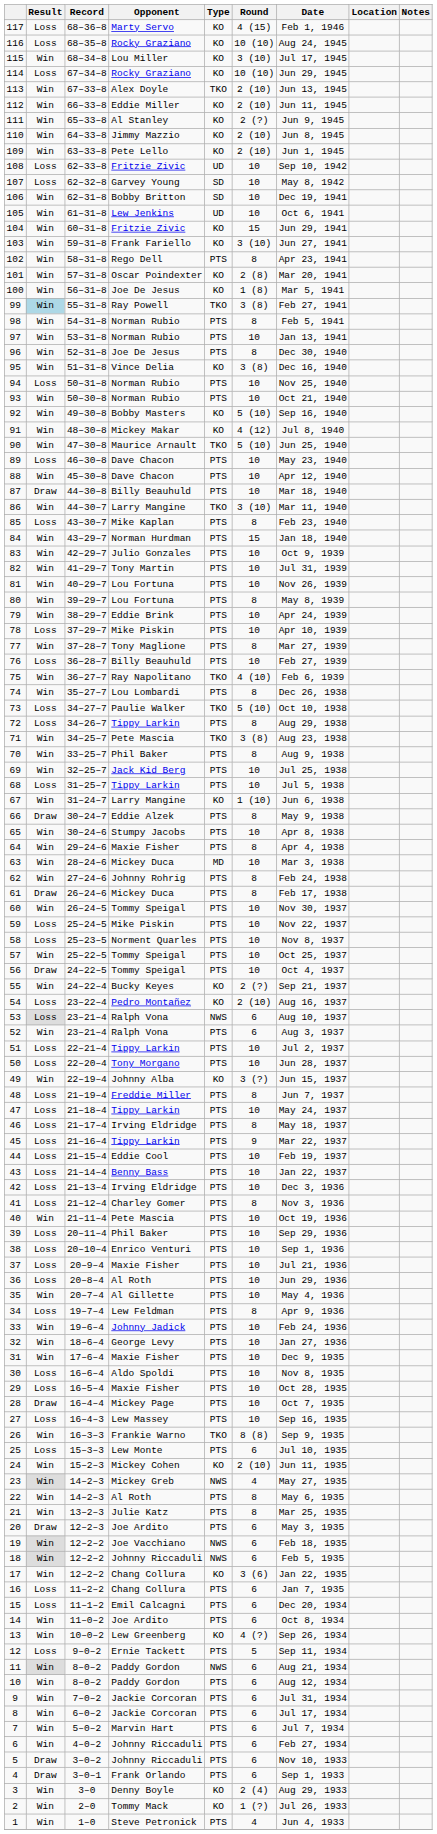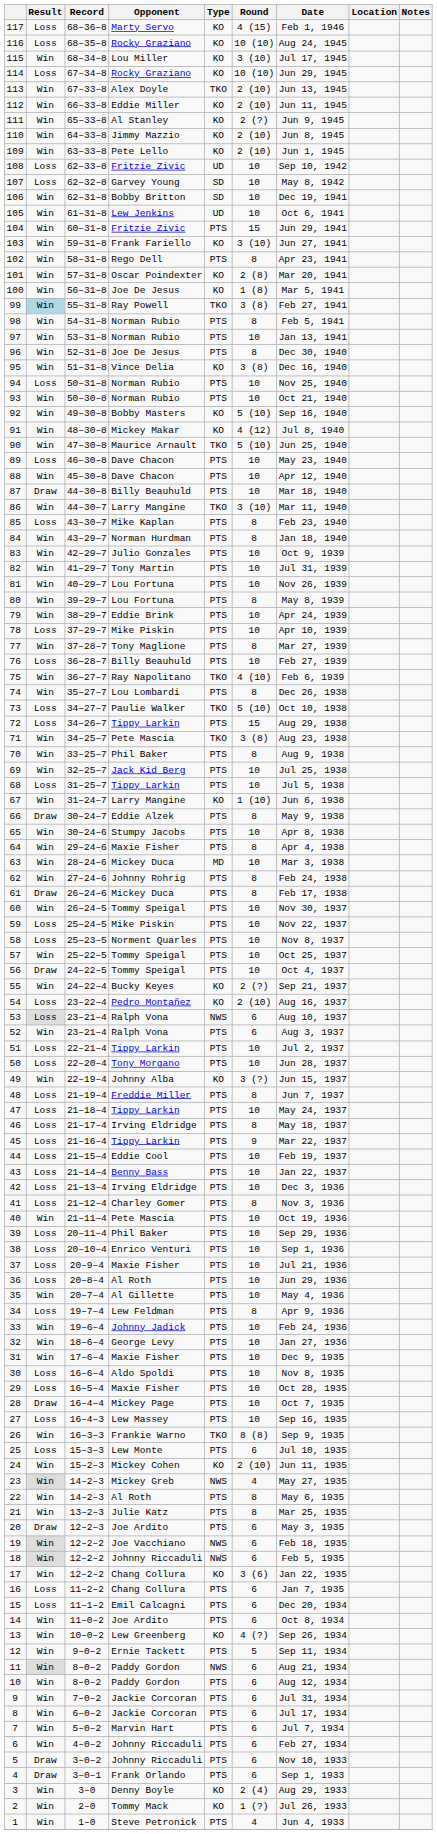(218, 229) KO -> (218, 229) PTS
(254, 538) 15 -> (254, 538) 8
(254, 724) 8 -> (254, 724) 15
(45, 1652) Loss -> (45, 1652) Win
